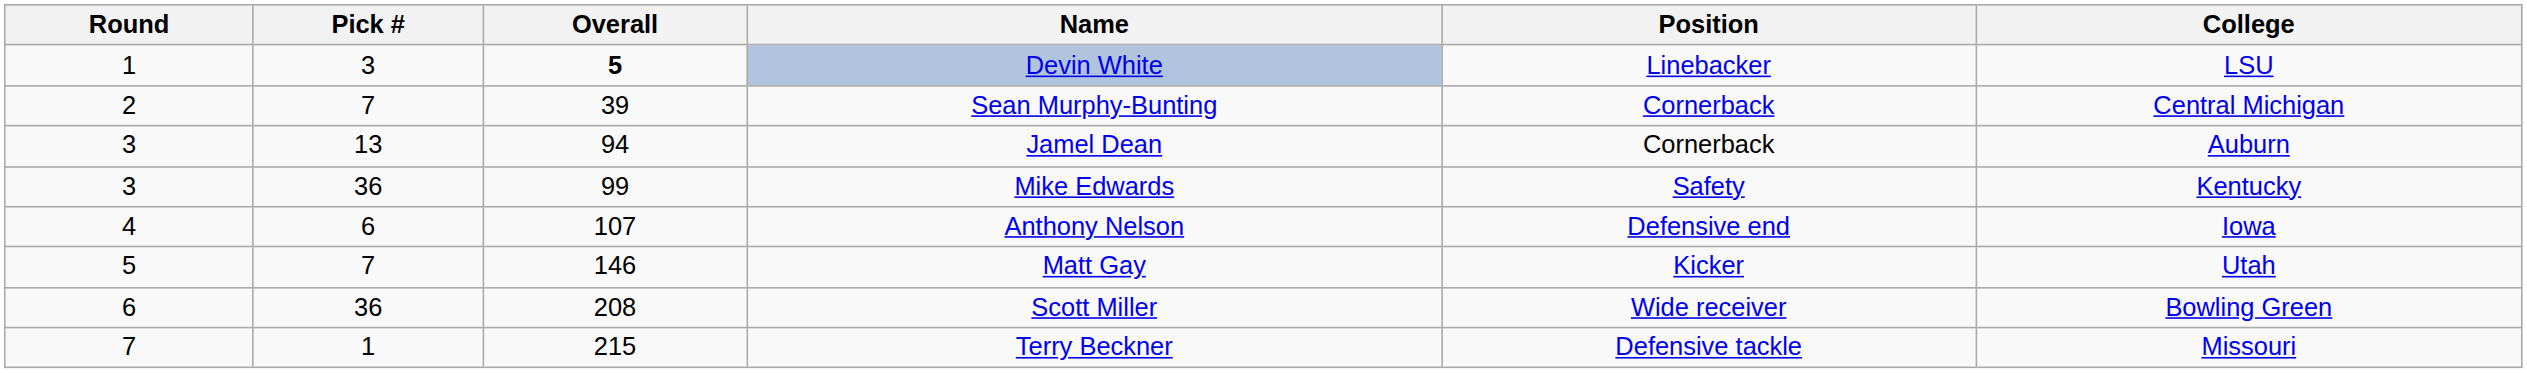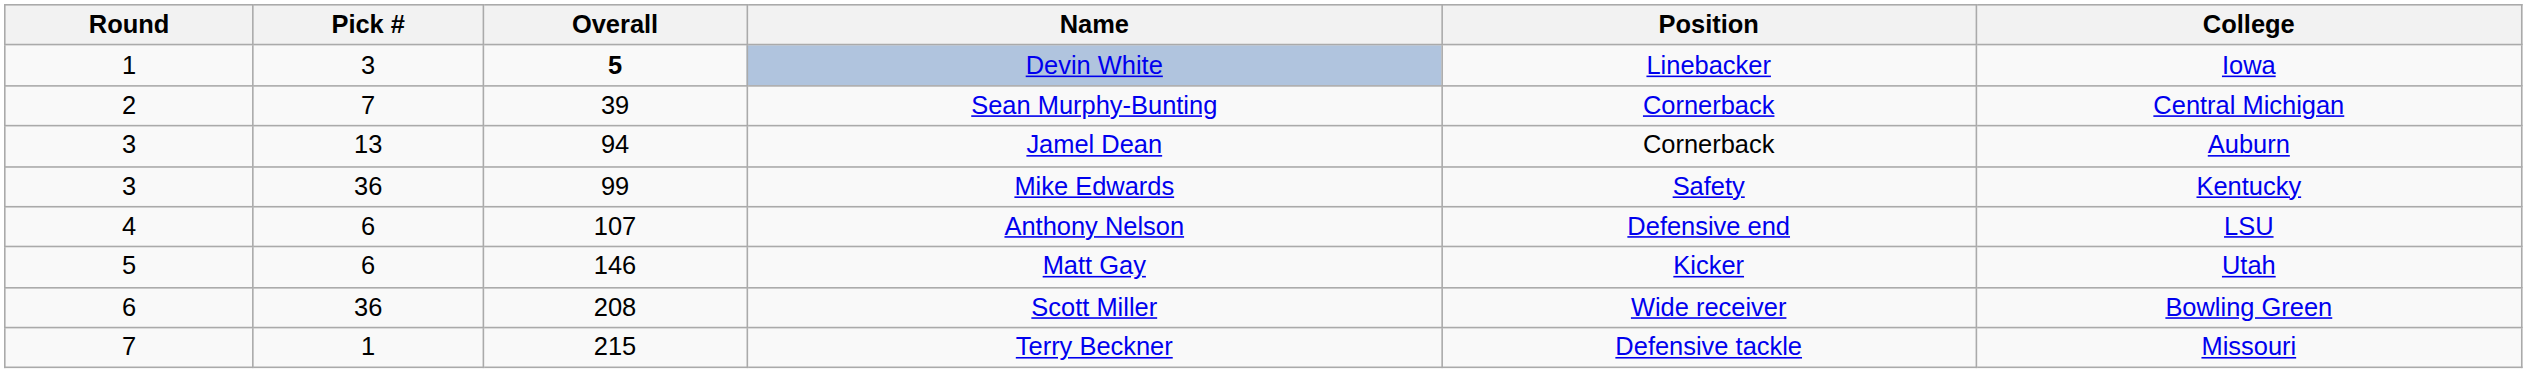(2249, 65) LSU -> (2249, 65) Iowa
(2249, 226) Iowa -> (2249, 226) LSU
(368, 266) 7 -> (368, 266) 6
